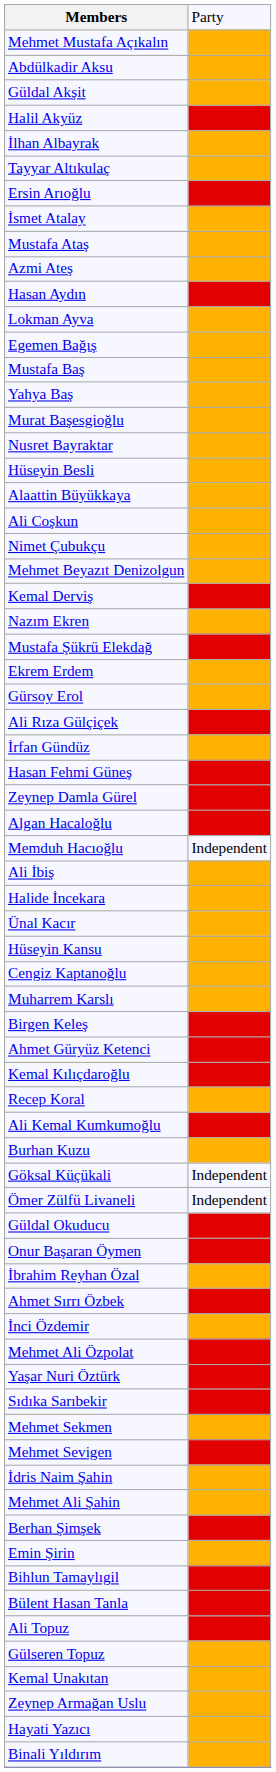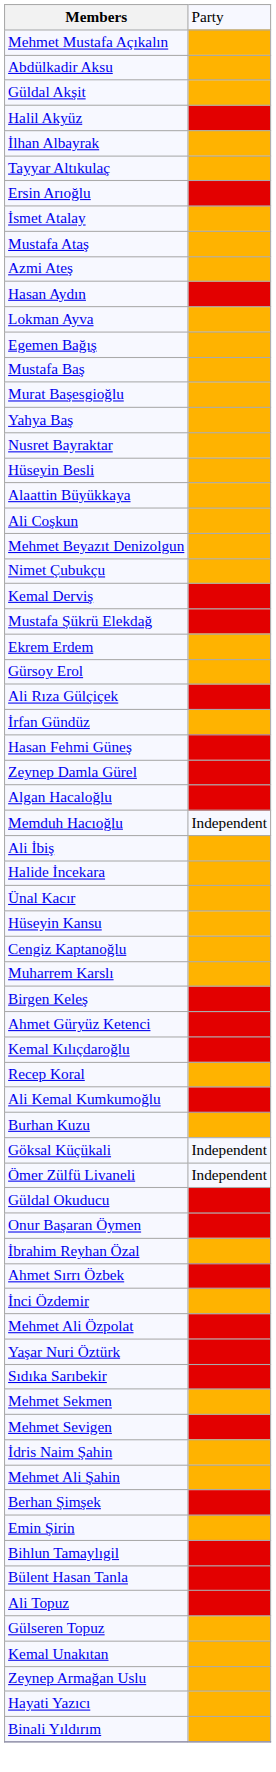rows swapped: (41, 395) <-> (66, 420)
rows swapped: (57, 546) <-> (96, 571)
- row: (49, 621)
